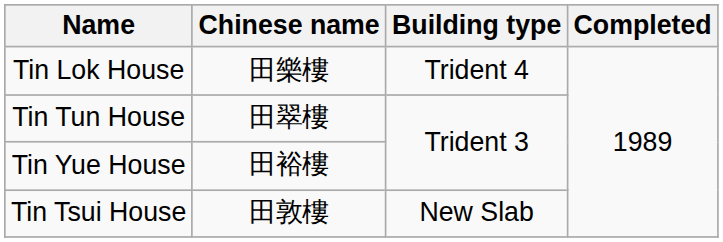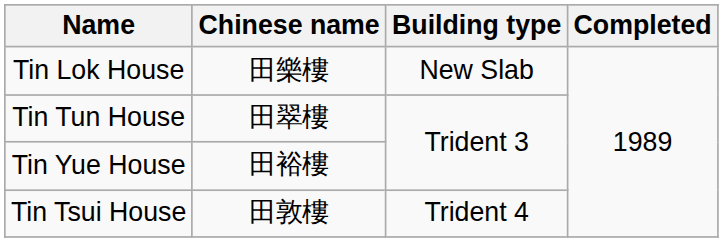(477, 70) Trident 4 -> (477, 70) New Slab
(477, 212) New Slab -> (477, 212) Trident 4
